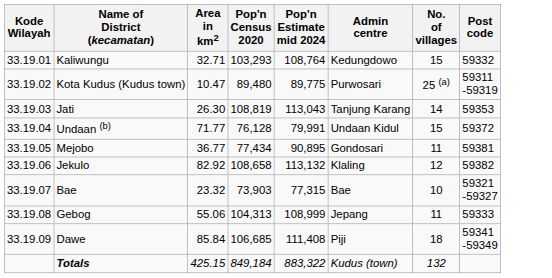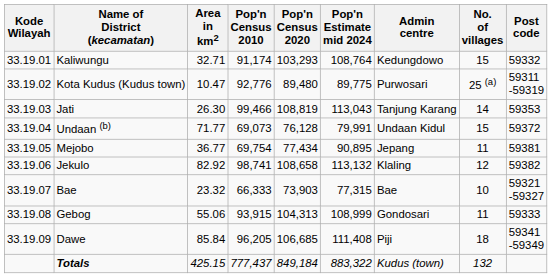+ column: (251, 27)
(357, 148) Gondosari -> (396, 148) Jepang
(349, 214) Jepang -> (403, 214) Gondosari
